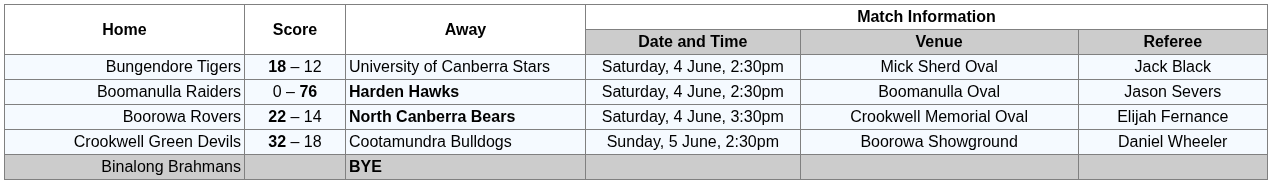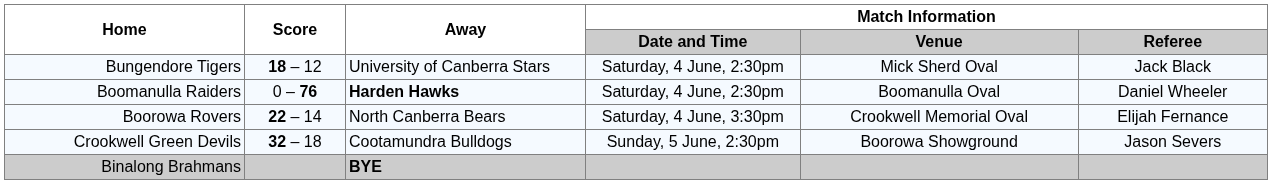(1173, 92) Jason Severs -> (1173, 92) Daniel Wheeler
(432, 116) bold -> (427, 116) normal
(1173, 142) Daniel Wheeler -> (1173, 142) Jason Severs
